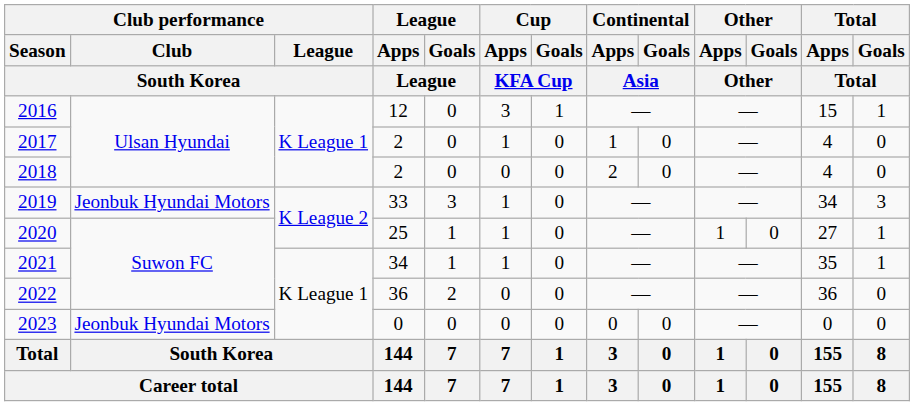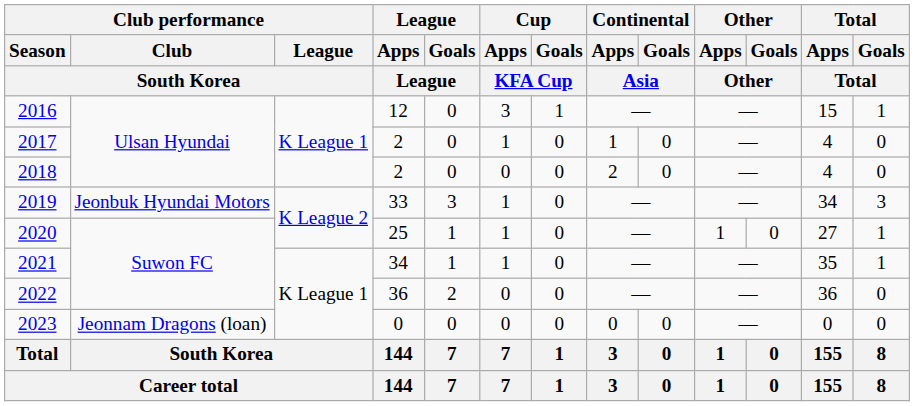(172, 324) Jeonbuk Hyundai Motors -> (172, 324) Jeonnam Dragons (loan)
